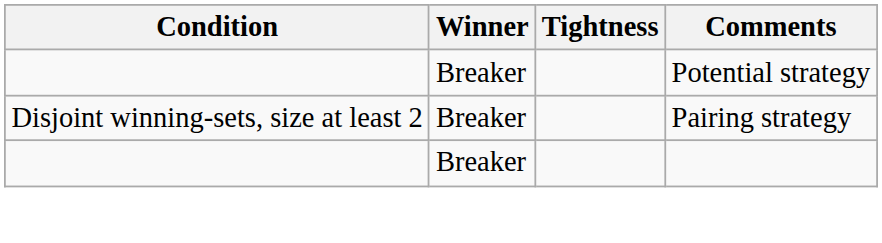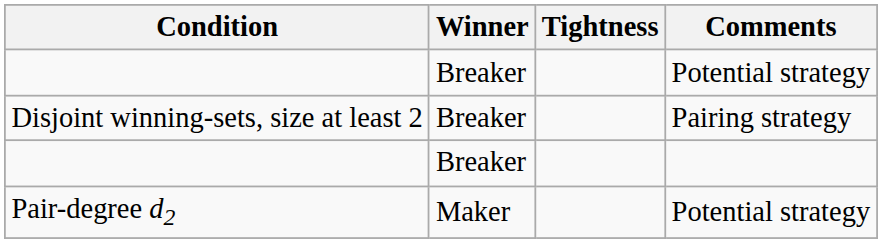+ row: (93, 211)
